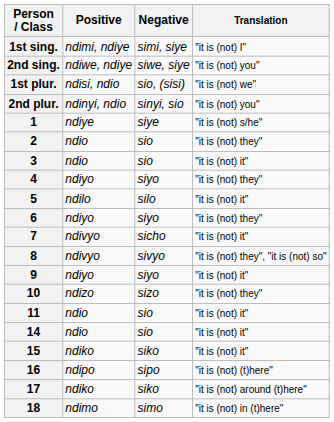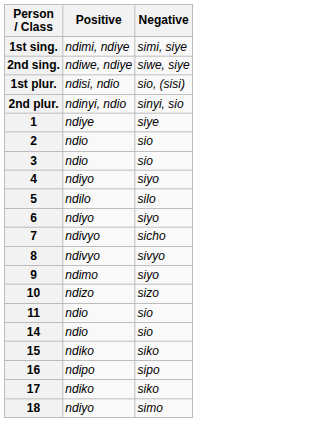- column: (261, 21)
(80, 274) ndiyo -> (82, 274) ndimo
(82, 408) ndimo -> (80, 408) ndiyo
